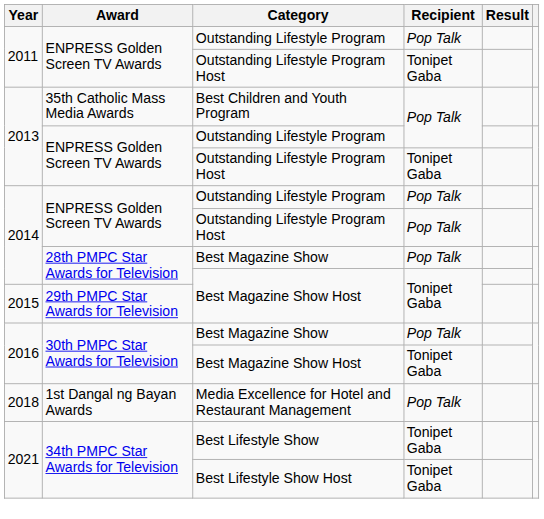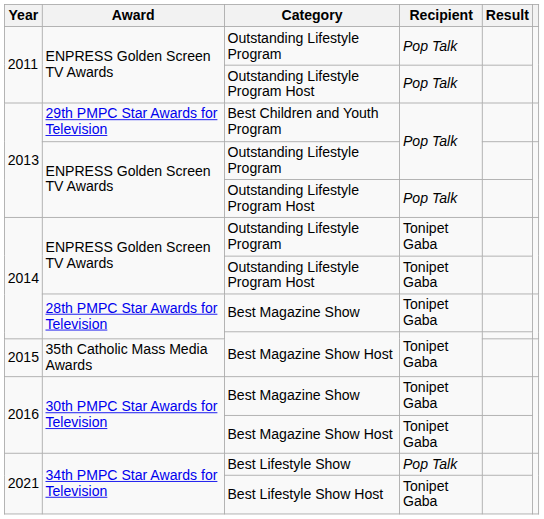(429, 68) Tonipet Gaba -> (430, 84) Pop Talk
(105, 106) 35th Catholic Mass Media Awards -> (131, 122) 29th PMPC Star Awards for Television
(429, 166) Tonipet Gaba -> (430, 198) Pop Talk
(434, 197) Pop Talk -> (426, 236) Tonipet Gaba
(434, 227) Pop Talk -> (426, 274) Tonipet Gaba
(434, 257) Pop Talk -> (426, 313) Tonipet Gaba
(112, 303) 29th PMPC Star Awards for Television -> (126, 357) 35th Catholic Mass Media Awards
(434, 334) Pop Talk -> (426, 395) Tonipet Gaba
- row: (23, 402)
(429, 440) Tonipet Gaba -> (430, 464) Pop Talk
